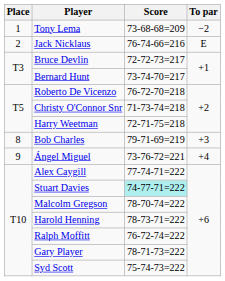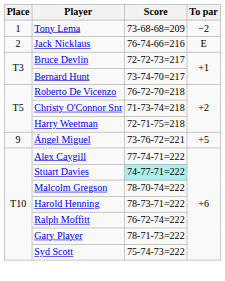- row: (59, 140)
(204, 156) +4 -> (204, 140) +5
